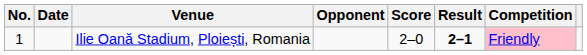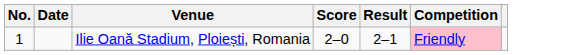- column: (351, 15)
(460, 38) bold -> (385, 38) normal
